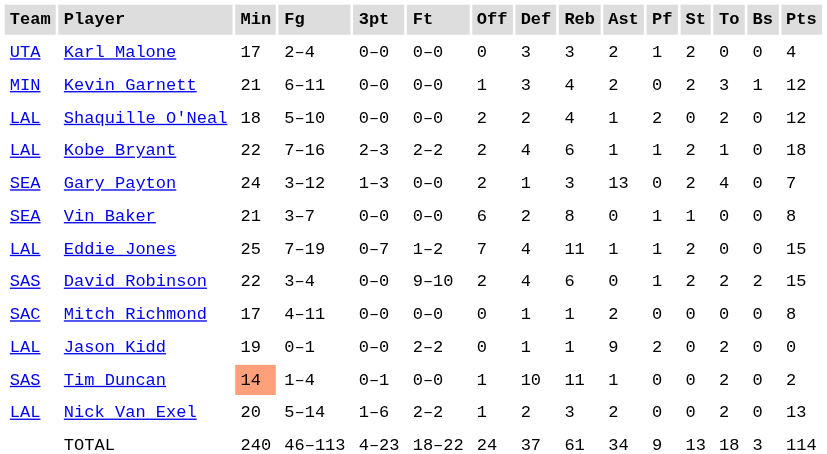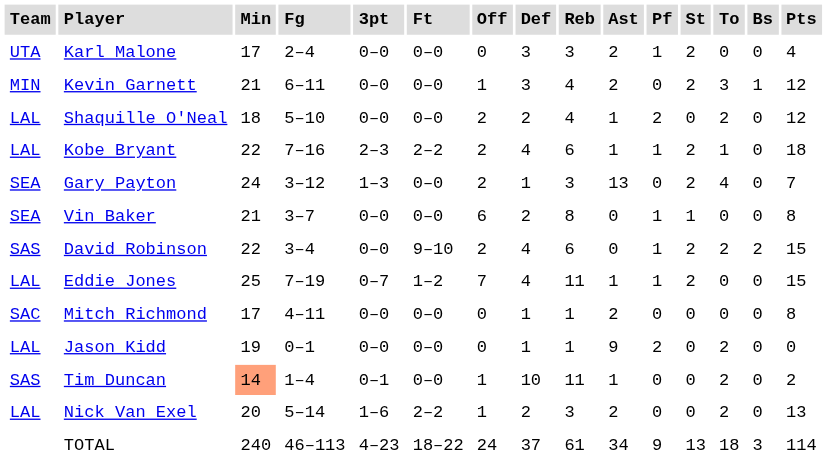rows swapped: (120, 249) <-> (135, 282)
(428, 347) 2–2 -> (428, 347) 0–0
